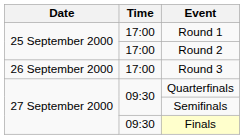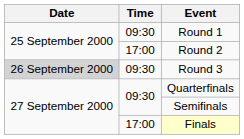(140, 32) 17:00 -> (140, 32) 09:30
(62, 69) no background -> (62, 69) lightgrey background
(140, 69) 17:00 -> (140, 69) 09:30
(140, 124) 09:30 -> (140, 124) 17:00
